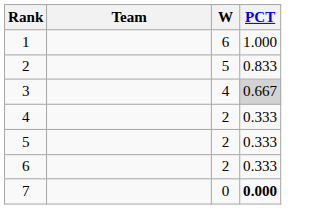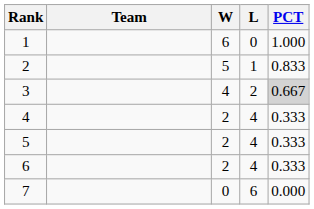+ column: (254, 17)
(260, 191) bold -> (288, 191) normal
